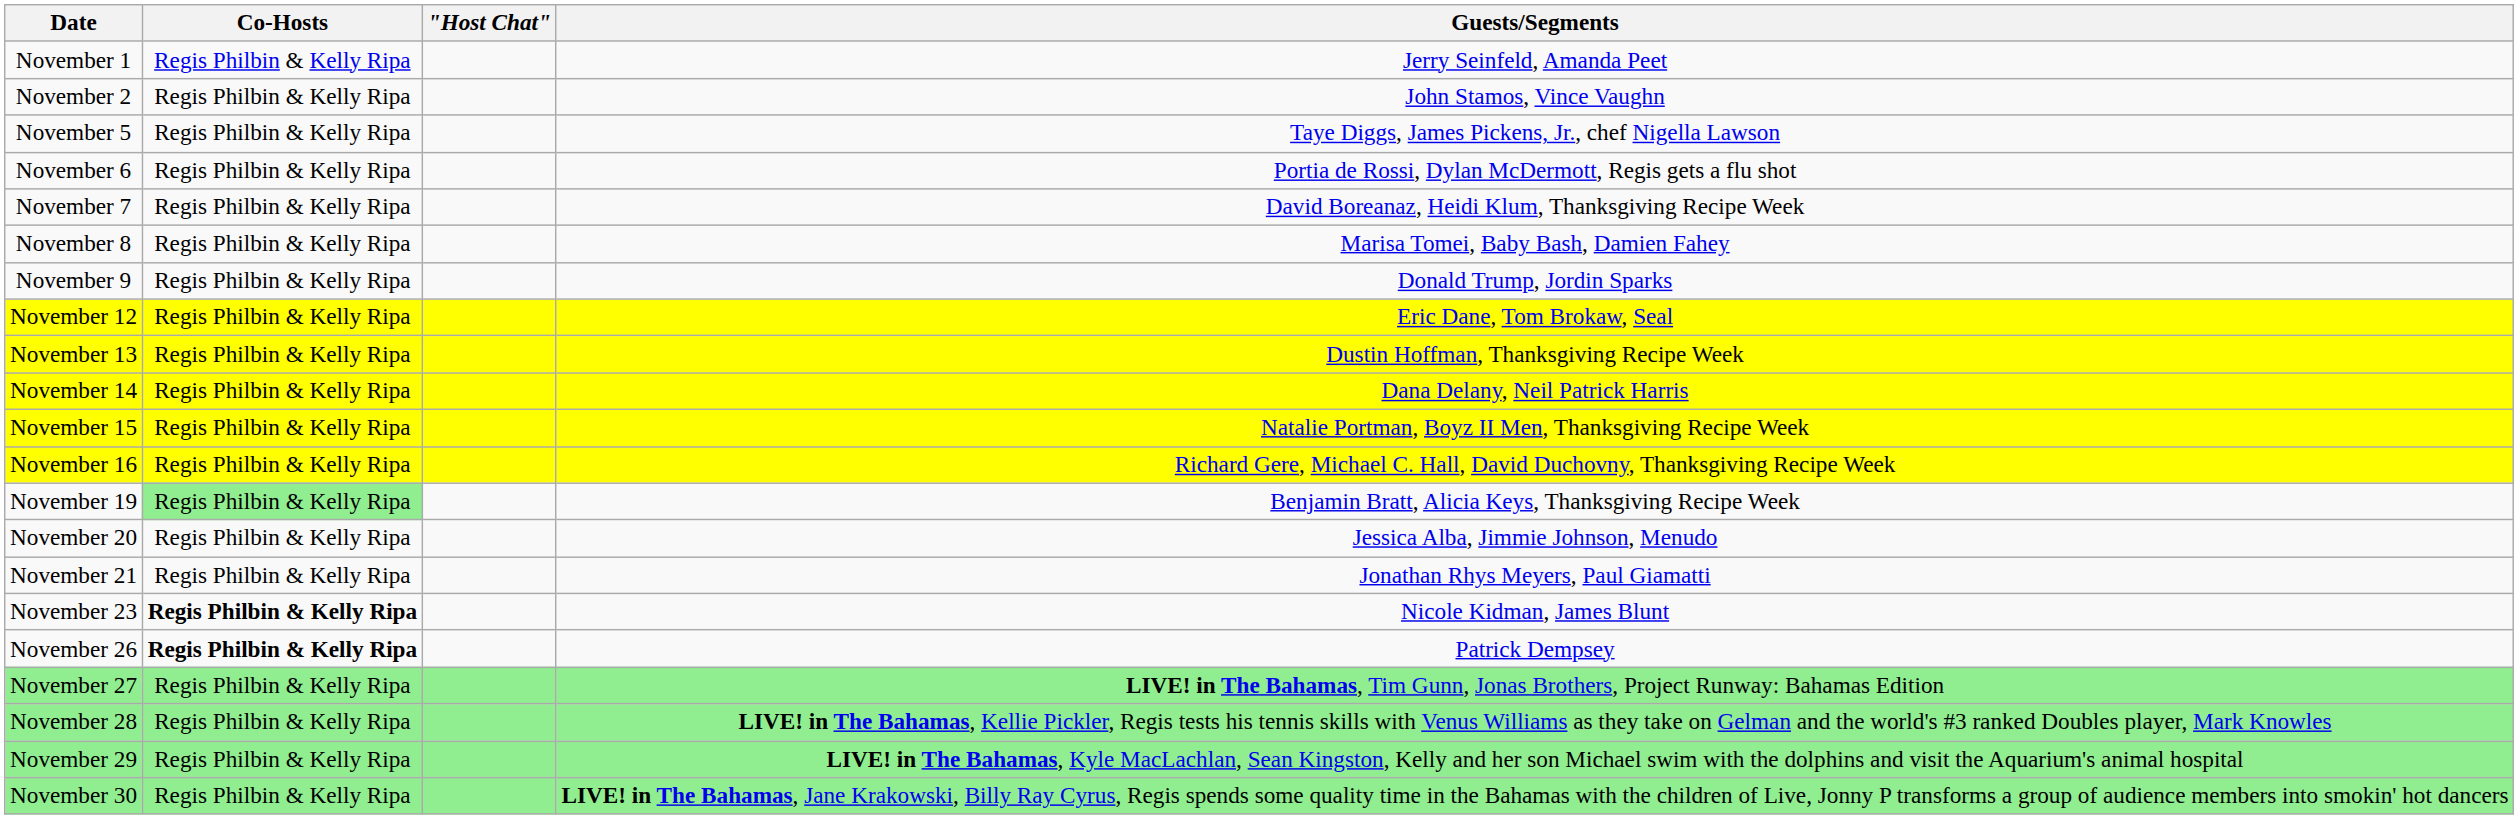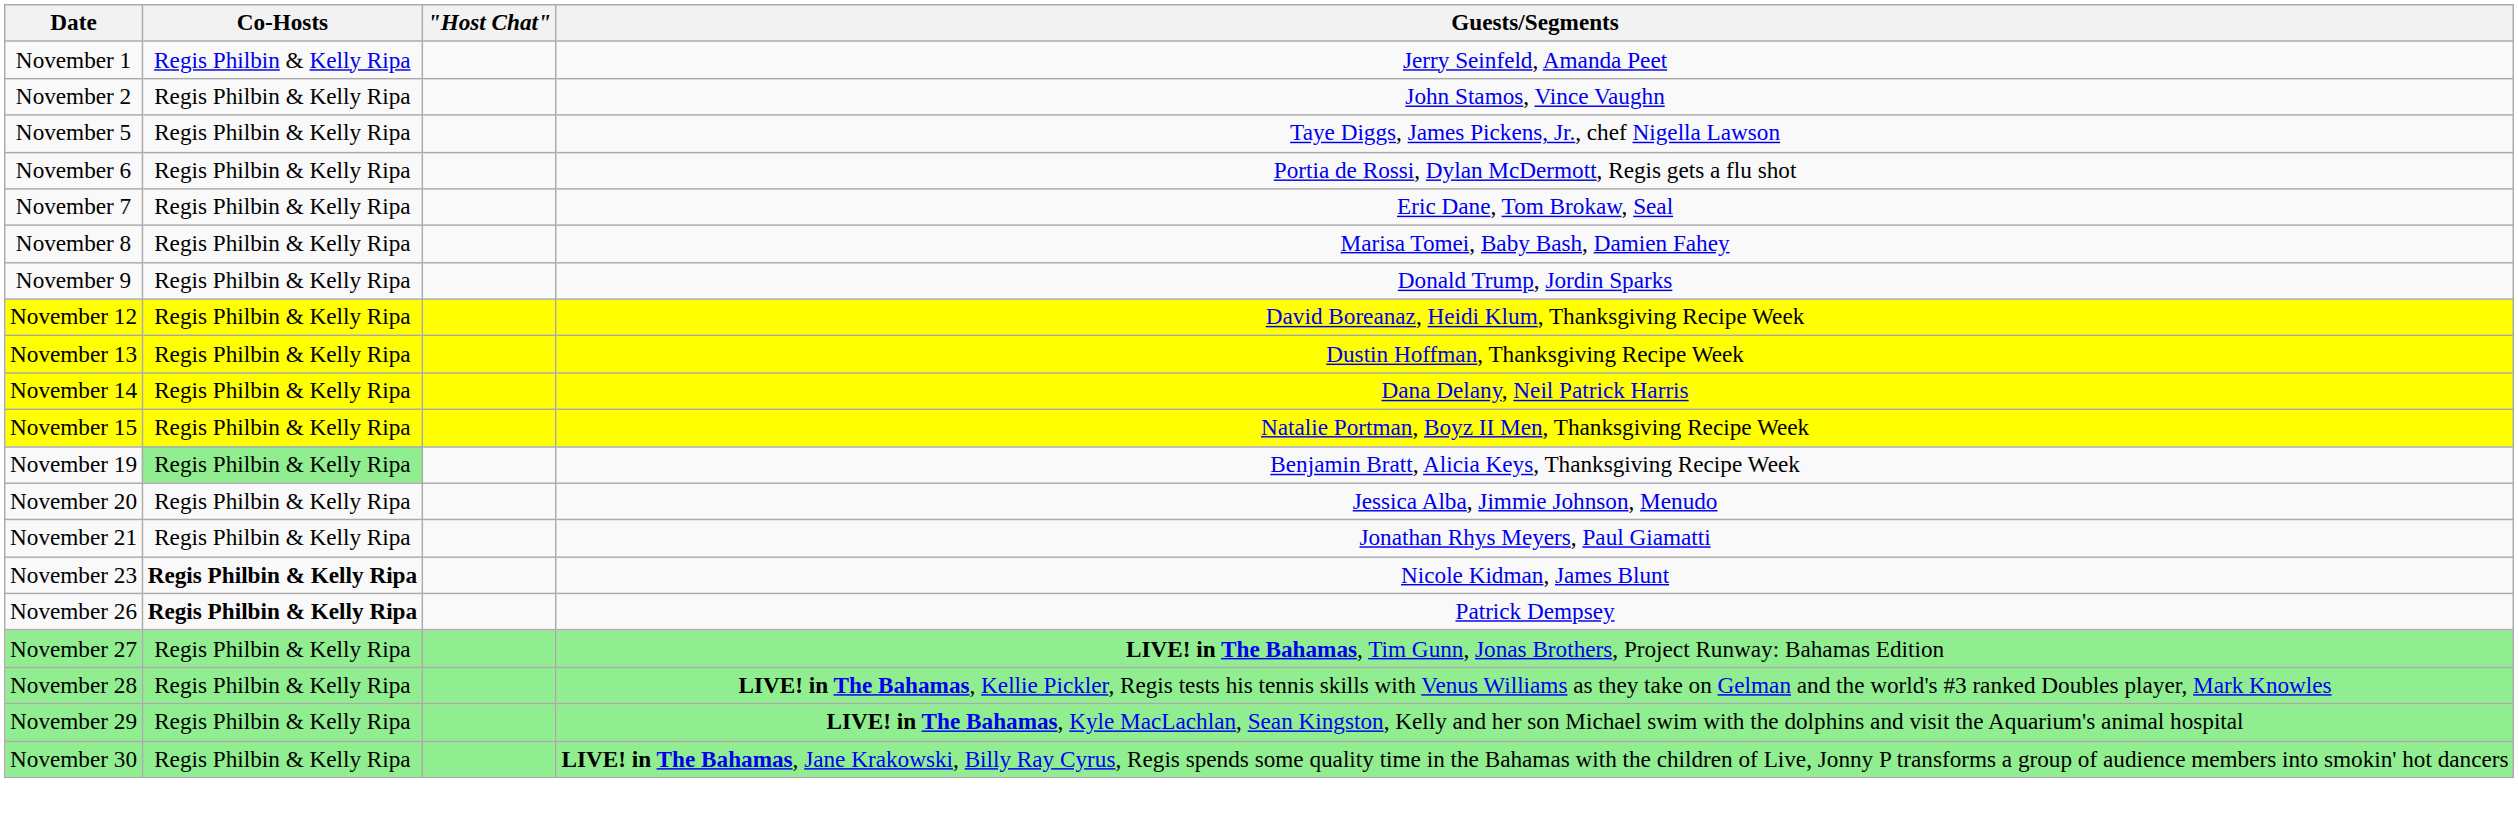(1535, 206) David Boreanaz, Heidi Klum, Thanksgiving Recipe Week -> (1535, 206) Eric Dane, Tom Brokaw, Seal
(1535, 317) Eric Dane, Tom Brokaw, Seal -> (1535, 317) David Boreanaz, Heidi Klum, Thanksgiving Recipe Week
- row: (74, 464)
